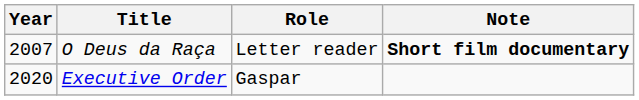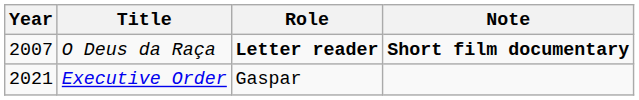(307, 50) normal -> (307, 50) bold
(31, 79) 2020 -> (31, 79) 2021
